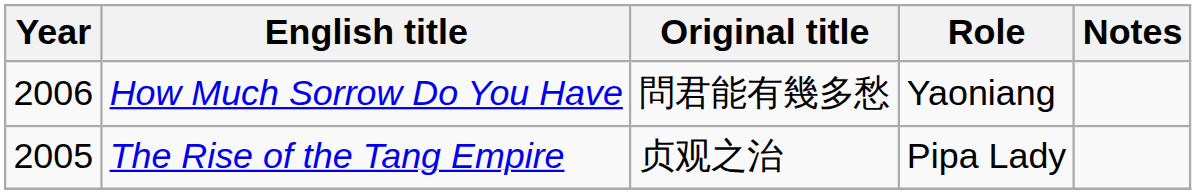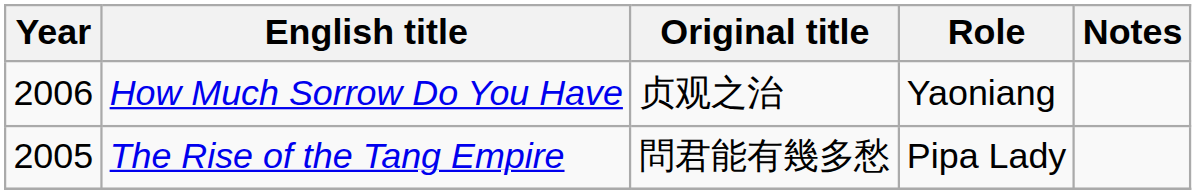(765, 92) 問君能有幾多愁 -> (711, 92) 贞观之治
(711, 155) 贞观之治 -> (765, 155) 問君能有幾多愁
